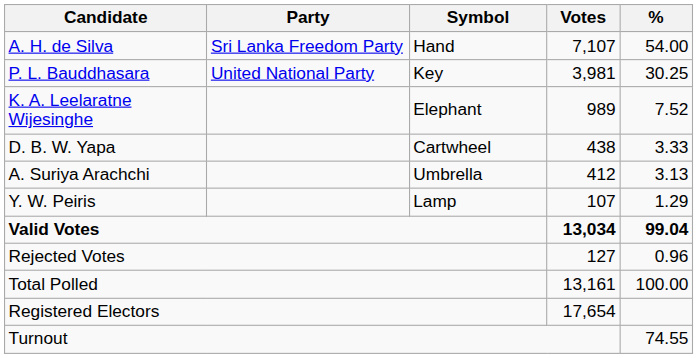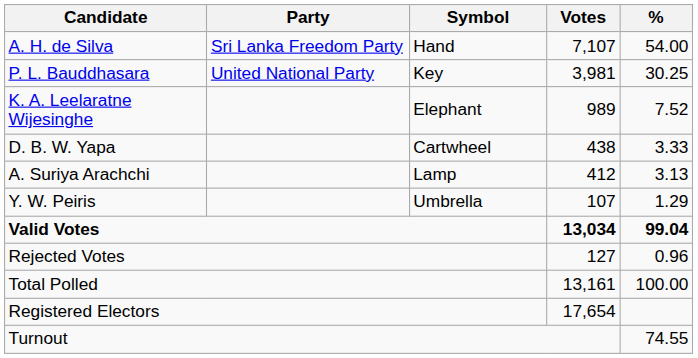(448, 174) Umbrella -> (435, 174) Lamp
(435, 202) Lamp -> (448, 202) Umbrella
